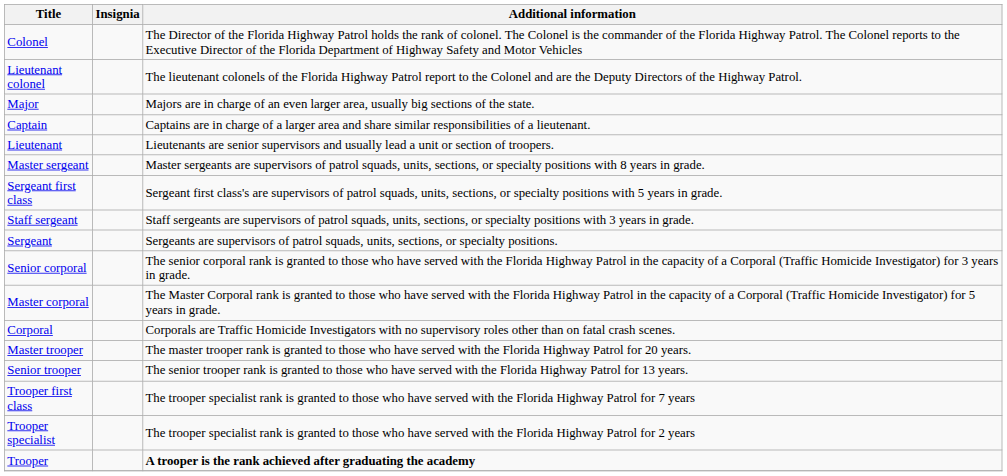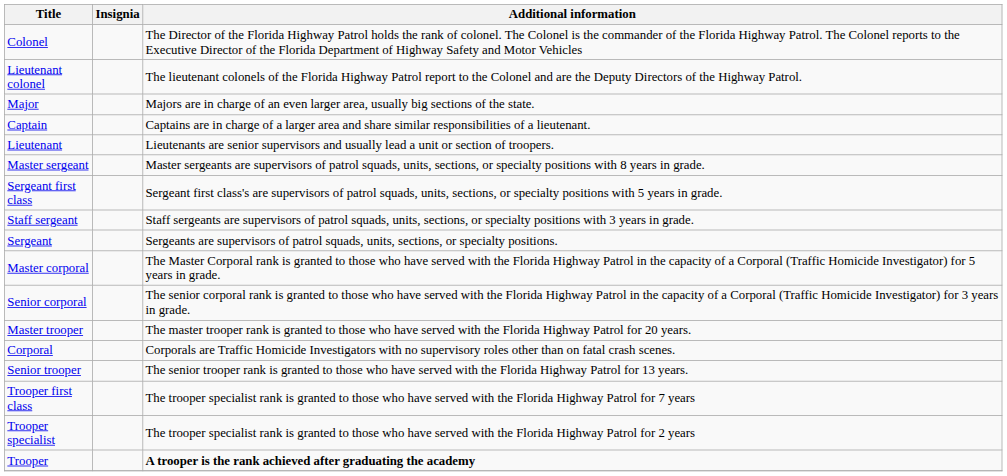rows swapped: (48, 302) <-> (47, 268)
rows swapped: (30, 330) <-> (45, 350)
